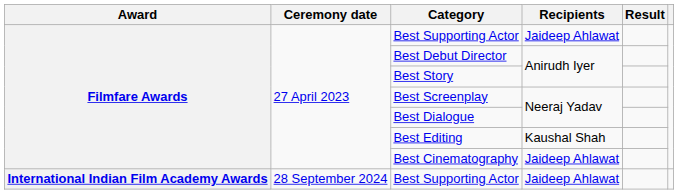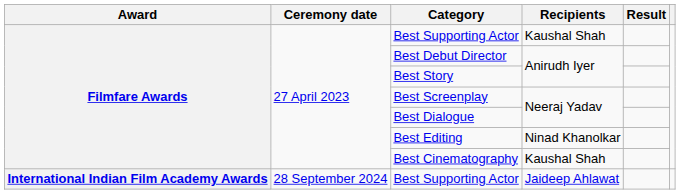(572, 35) Jaideep Ahlawat -> (565, 35) Kaushal Shah
(565, 138) Kaushal Shah -> (573, 138) Ninad Khanolkar
(572, 158) Jaideep Ahlawat -> (565, 158) Kaushal Shah
